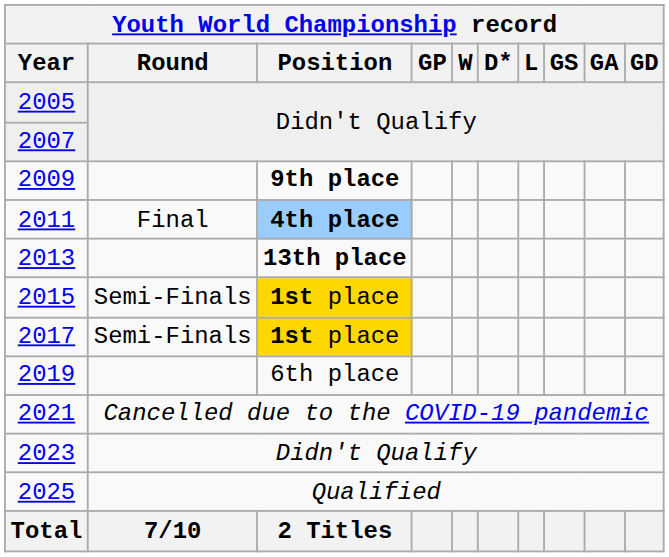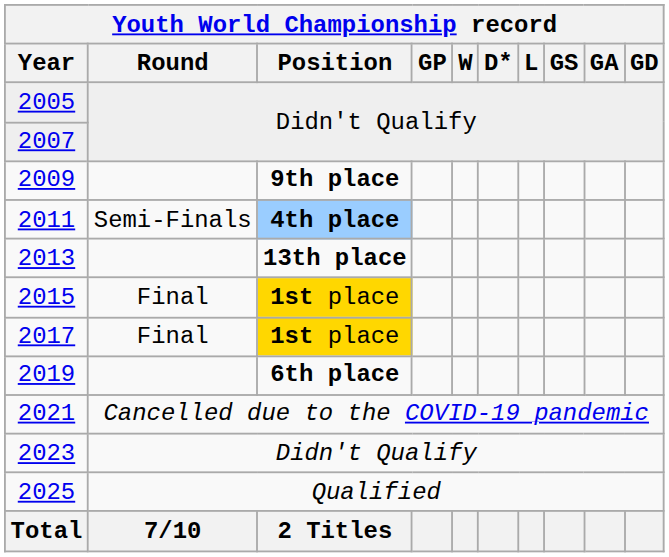(173, 219) Final -> (173, 219) Semi-Finals
(173, 297) Semi-Finals -> (173, 297) Final
(173, 336) Semi-Finals -> (173, 336) Final
(335, 375) normal -> (335, 375) bold
